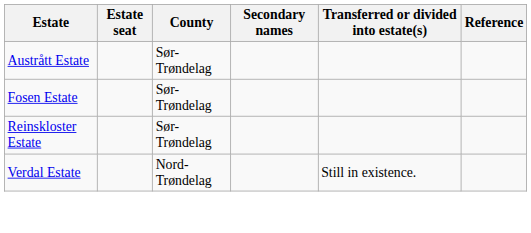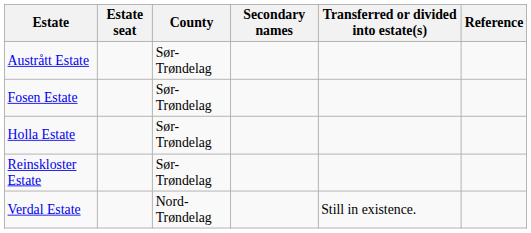+ row: (41, 135)
